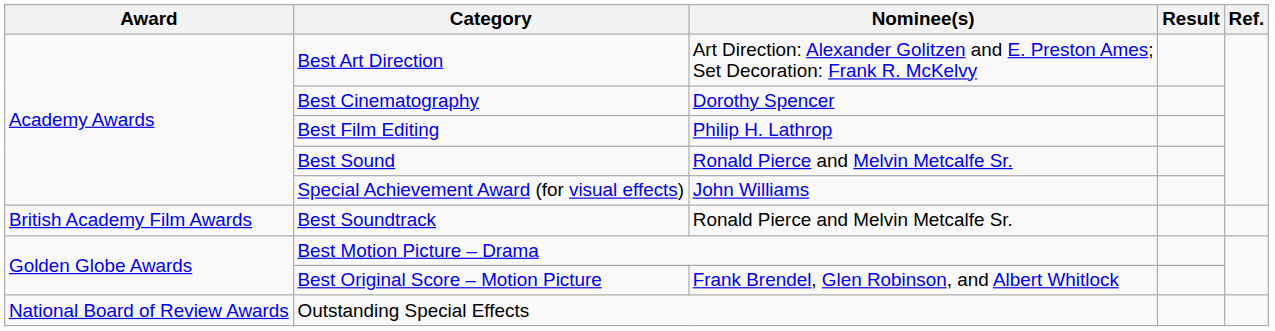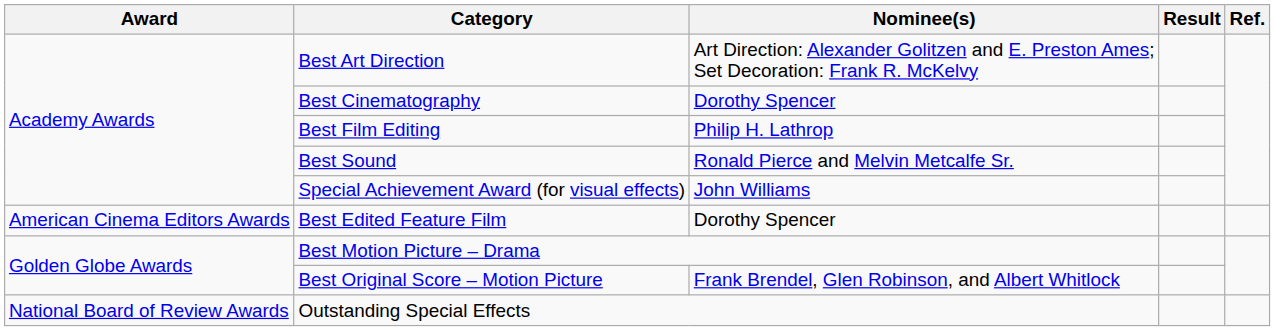+ row: (402, 220)
- row: (367, 220)
